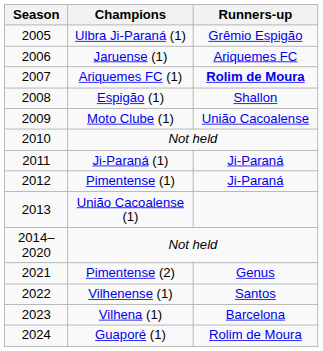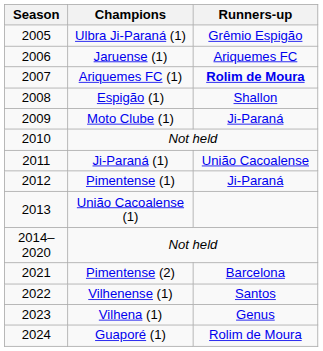(255, 118) União Cacoalense -> (255, 118) Ji-Paraná
(255, 160) Ji-Paraná -> (255, 160) União Cacoalense
(255, 273) Genus -> (255, 273) Barcelona
(255, 314) Barcelona -> (255, 314) Genus
